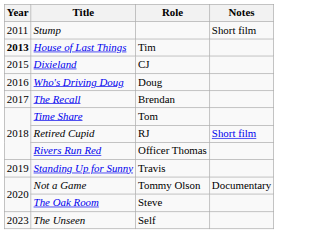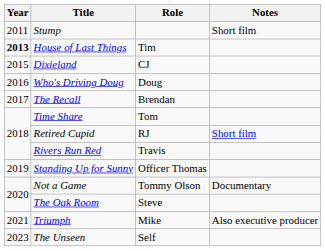(172, 151) Officer Thomas -> (152, 151) Travis
(152, 168) Travis -> (172, 168) Officer Thomas
+ row: (52, 220)
